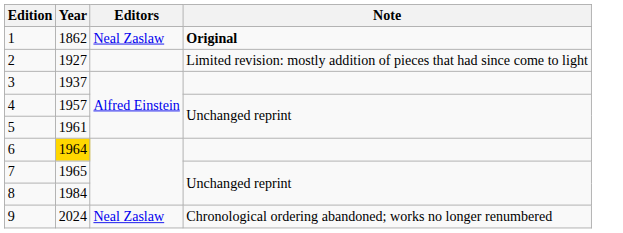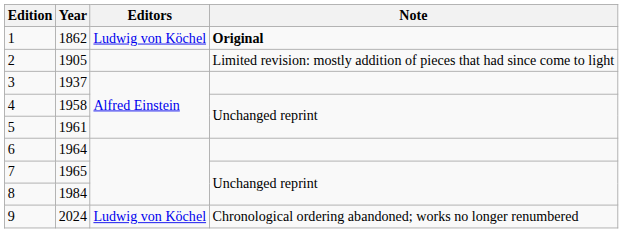(129, 37) Neal Zaslaw -> (150, 37) Ludwig von Köchel
(73, 60) 1927 -> (73, 60) 1905
(73, 104) 1957 -> (73, 104) 1958
(73, 149) gold background -> (73, 149) no background
(129, 216) Neal Zaslaw -> (150, 216) Ludwig von Köchel
